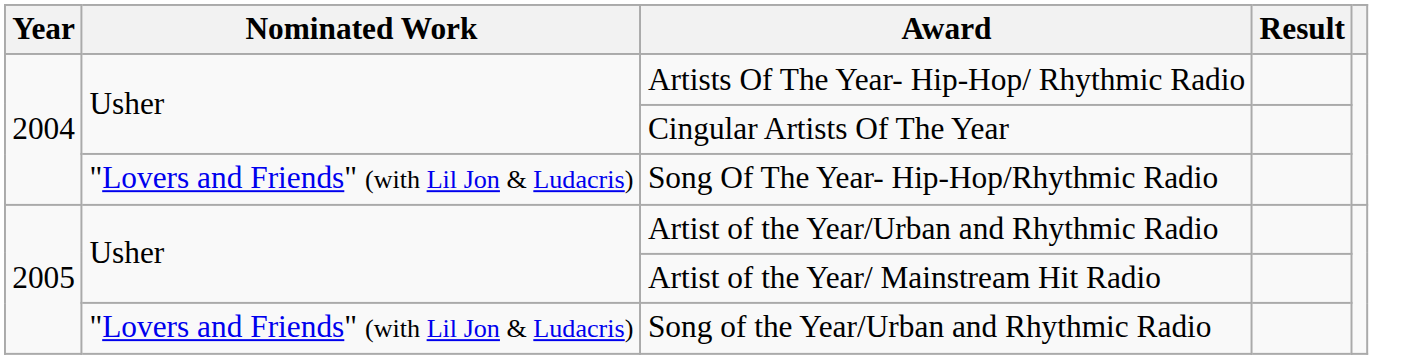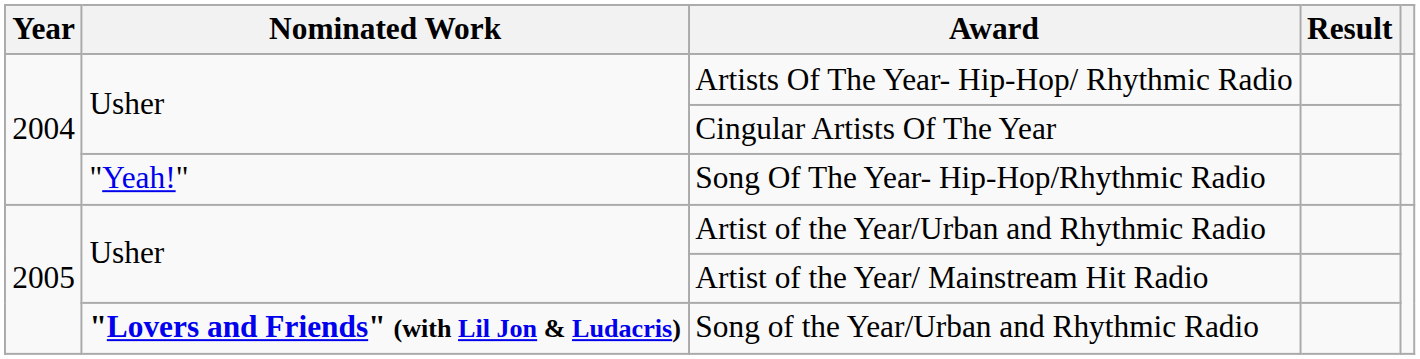(361, 178) "Lovers and Friends" (with Lil Jon & Ludacris) -> (139, 178) "Yeah!"
(361, 327) normal -> (385, 327) bold
